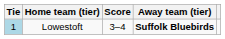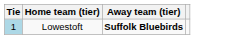- column: (118, 11)
